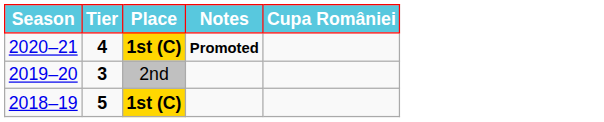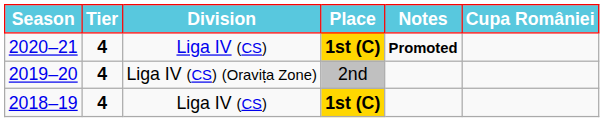+ column: (222, 19)
(102, 75) 3 -> (102, 75) 4
(102, 103) 5 -> (102, 103) 4
